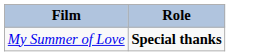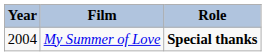+ column: (22, 16)
